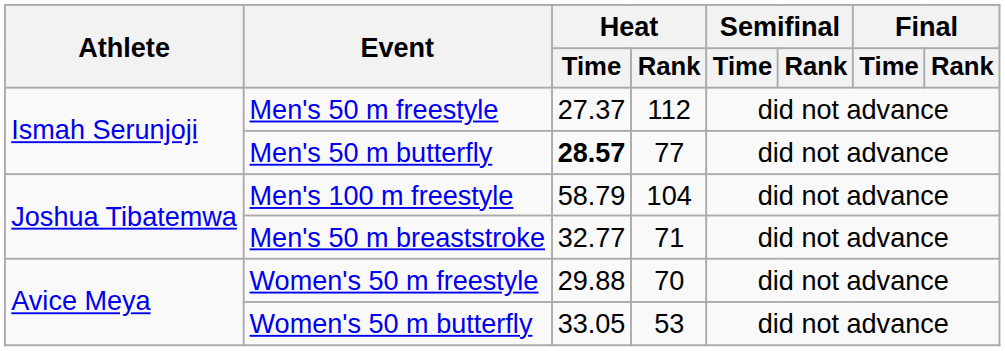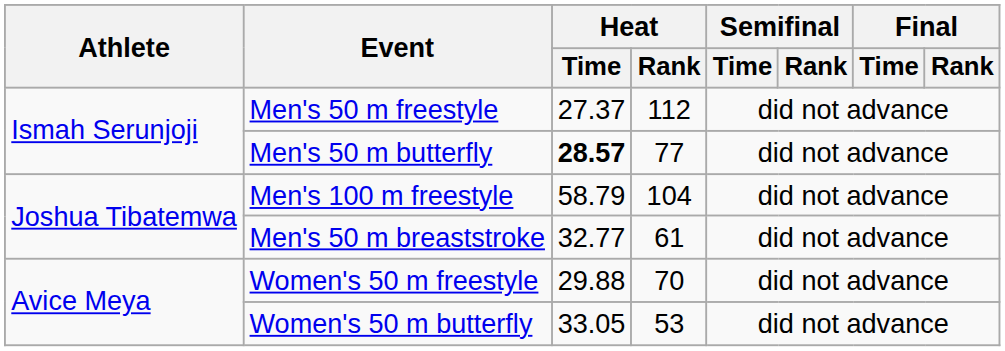(669, 238) 71 -> (669, 238) 61
